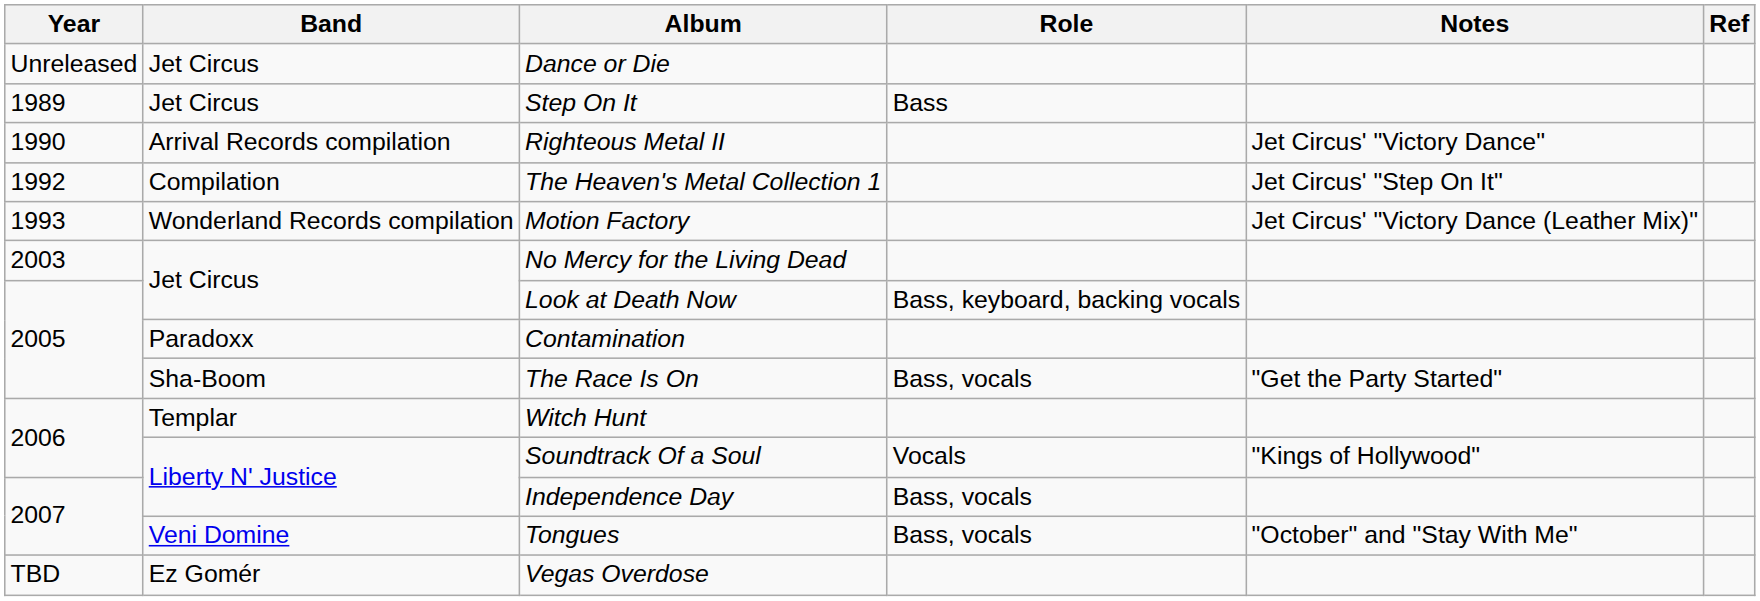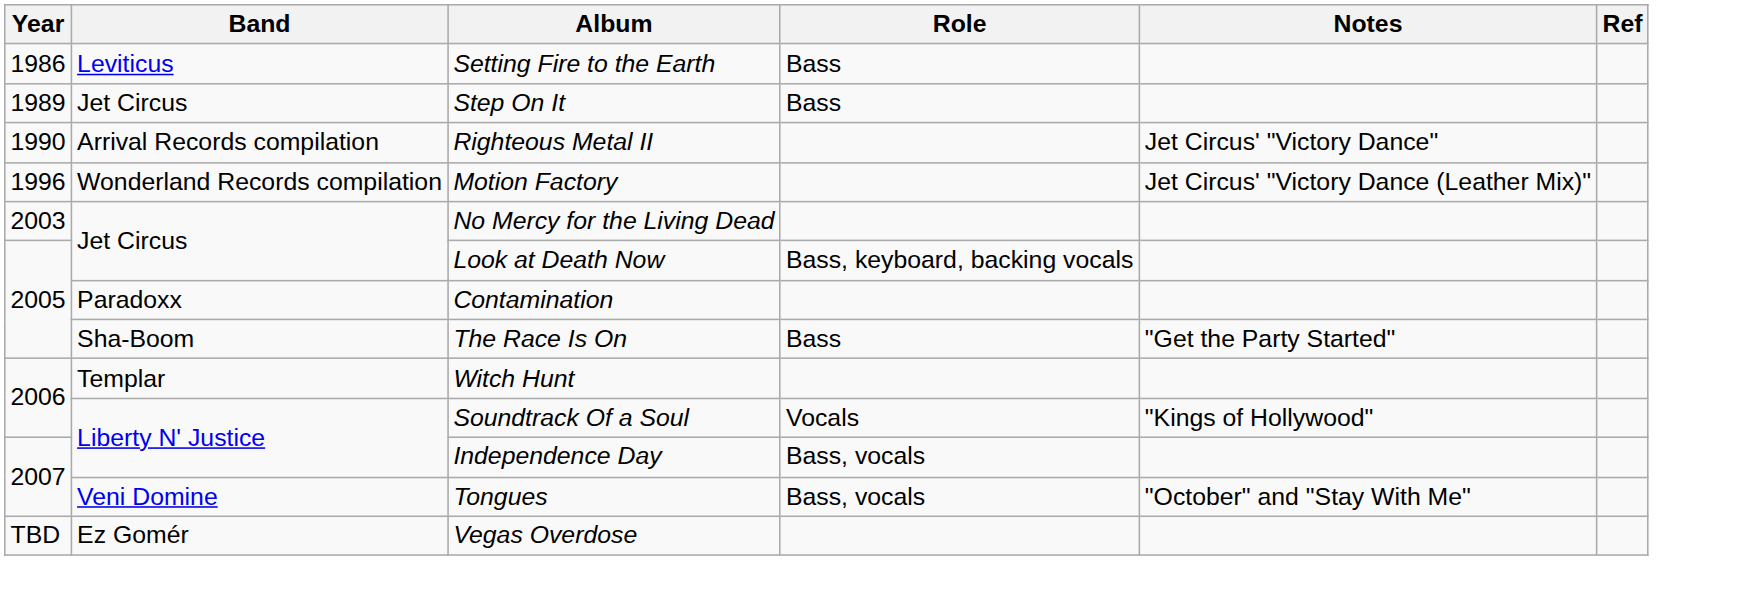- row: (597, 63)
+ row: (584, 63)
- row: (703, 181)
(38, 220) 1993 -> (38, 181) 1996
(962, 378) Bass, vocals -> (814, 338) Bass
